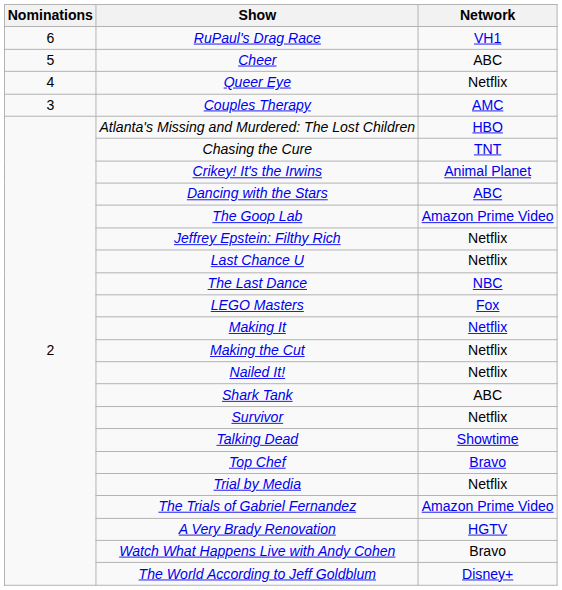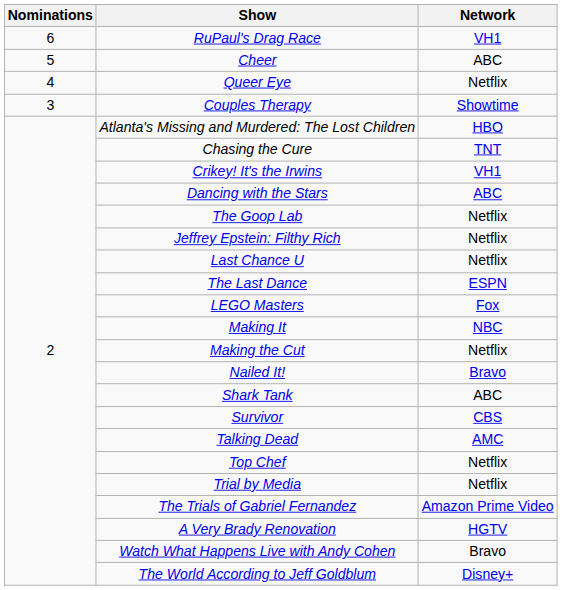(488, 104) AMC -> (488, 104) Showtime
(488, 171) Animal Planet -> (488, 171) VH1
(488, 216) Amazon Prime Video -> (488, 216) Netflix
(488, 283) NBC -> (488, 283) ESPN
(488, 328) Netflix -> (488, 328) NBC
(488, 372) Netflix -> (488, 372) Bravo
(488, 417) Netflix -> (488, 417) CBS
(488, 439) Showtime -> (488, 439) AMC
(488, 462) Bravo -> (488, 462) Netflix
